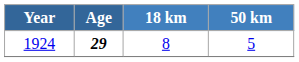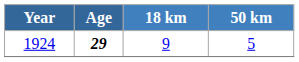(166, 43) 8 -> (166, 43) 9
